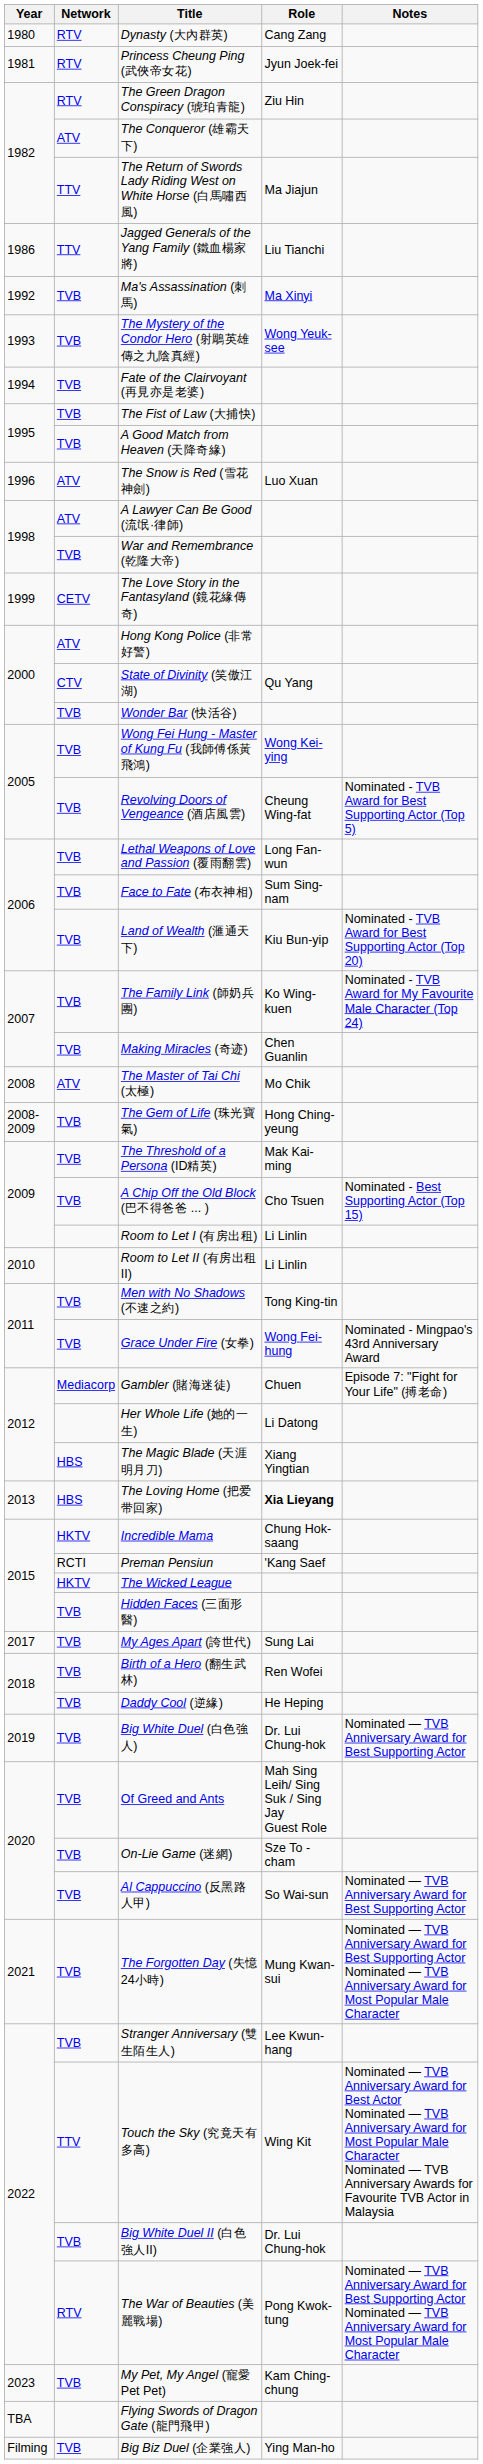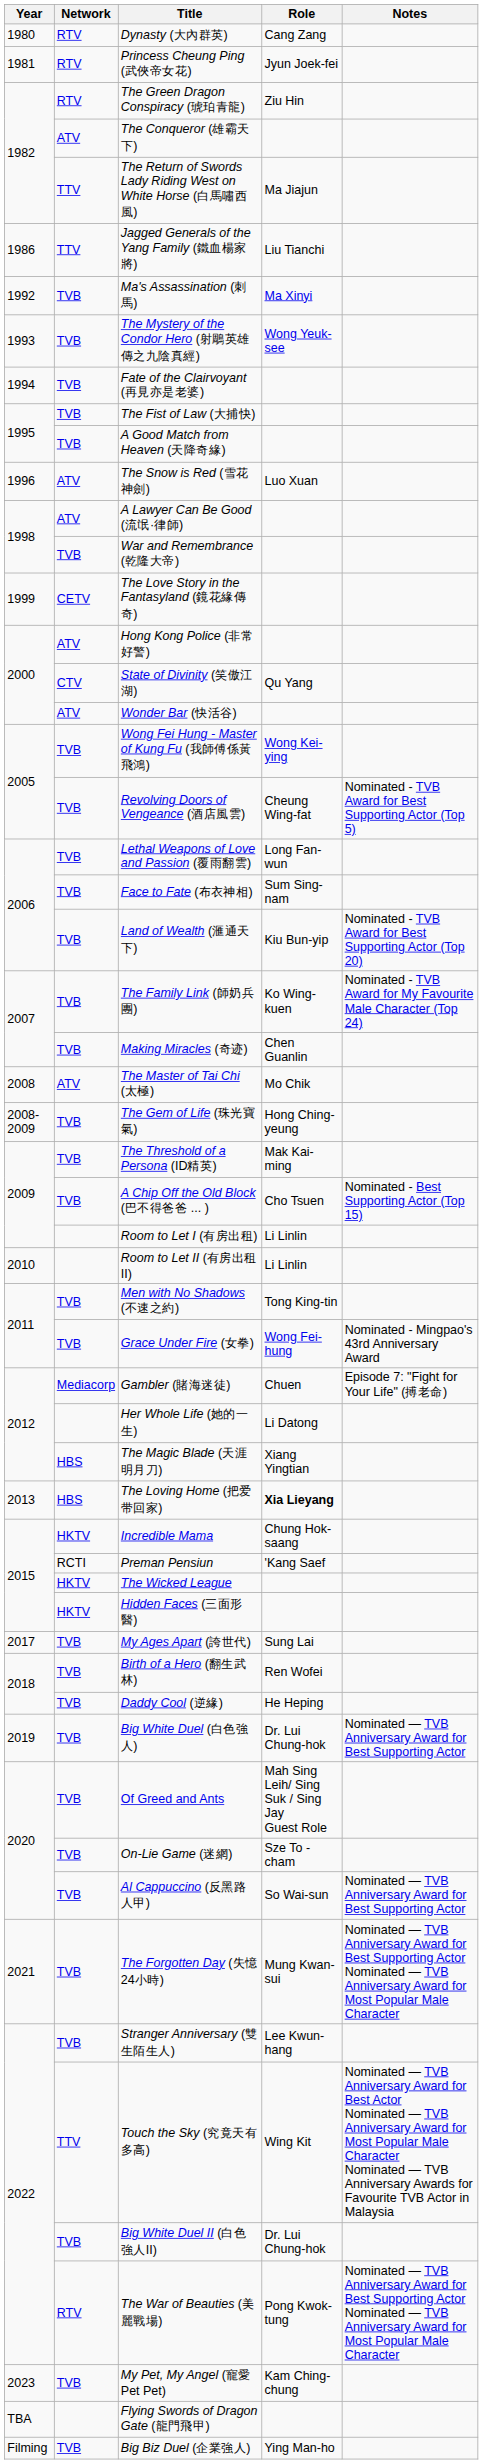(69, 713) TVB -> (68, 713) ATV
(69, 1612) TVB -> (73, 1612) HKTV
